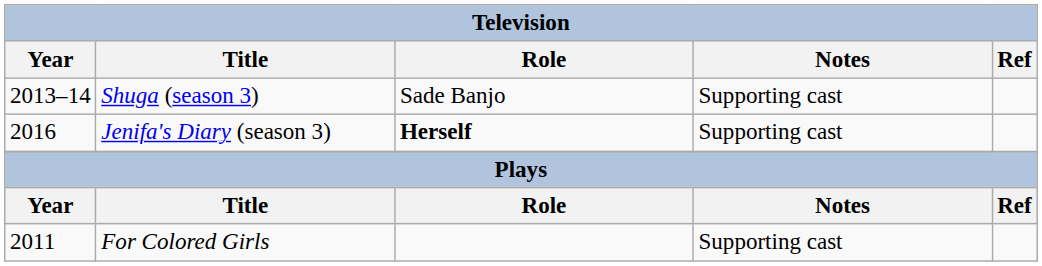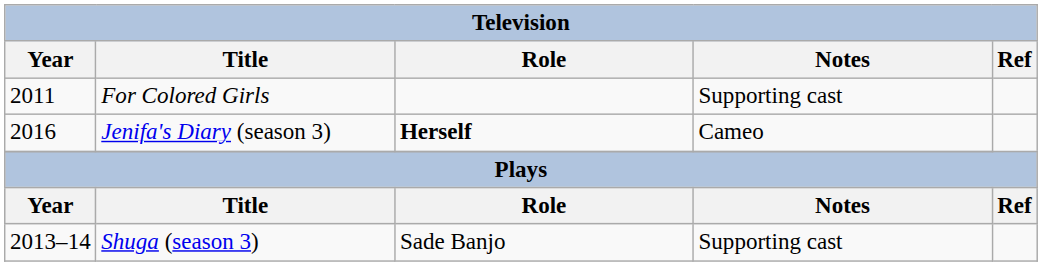rows swapped: (180, 95) <-> (185, 242)
(771, 132) Supporting cast -> (731, 132) Cameo
